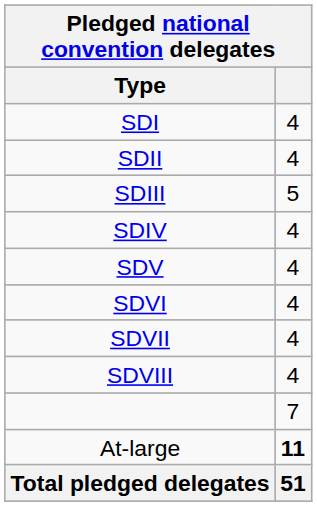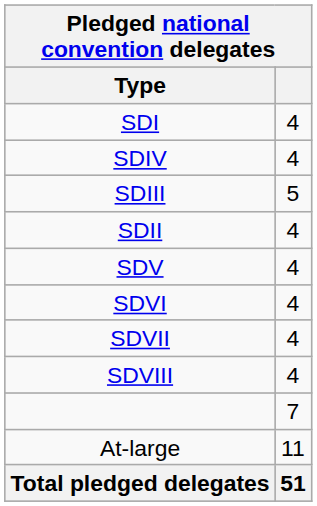rows swapped: (140, 158) <-> (140, 230)
(293, 447) bold -> (293, 447) normal
